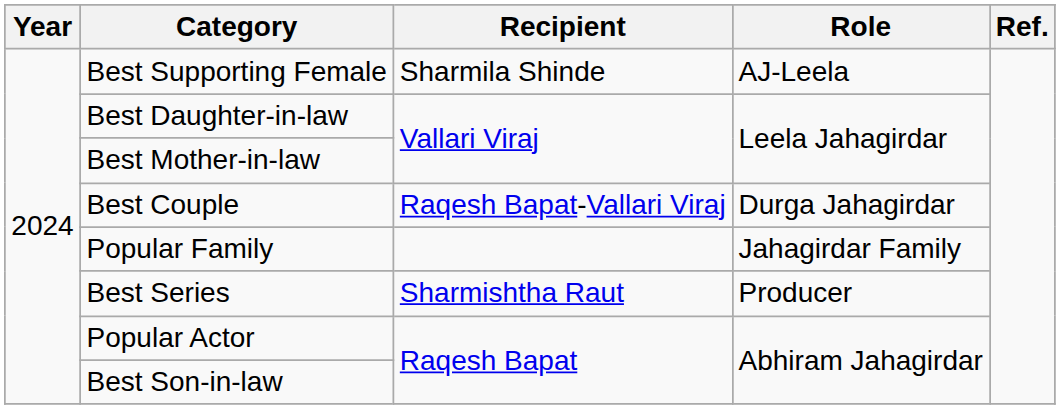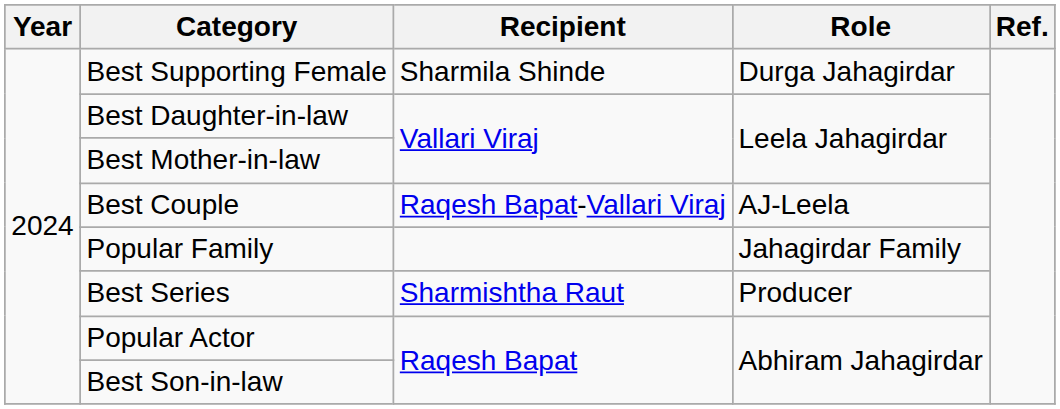(794, 71) AJ-Leela -> (847, 71) Durga Jahagirdar
(847, 204) Durga Jahagirdar -> (794, 204) AJ-Leela
